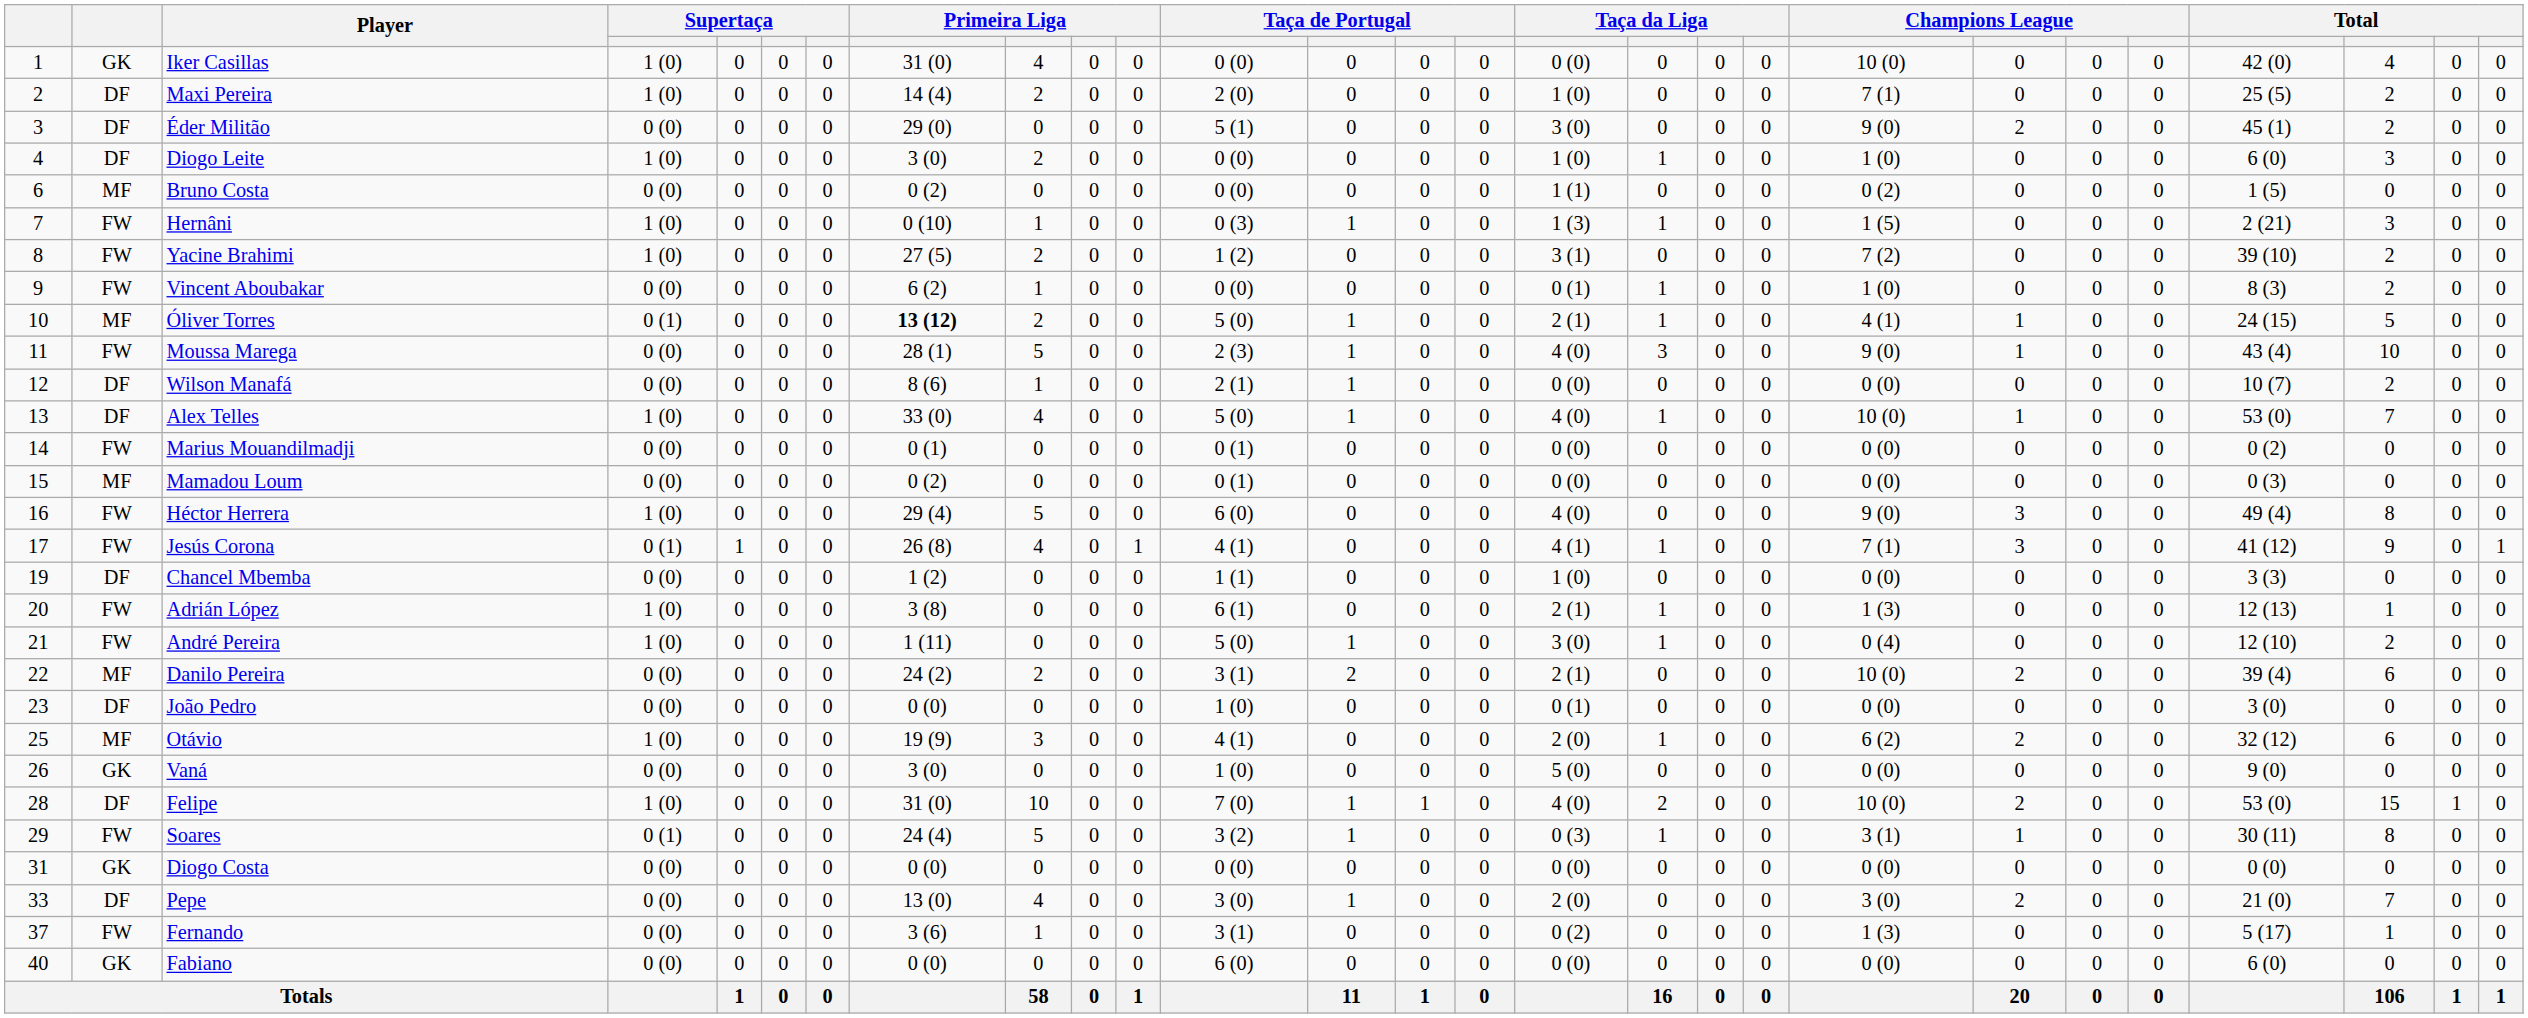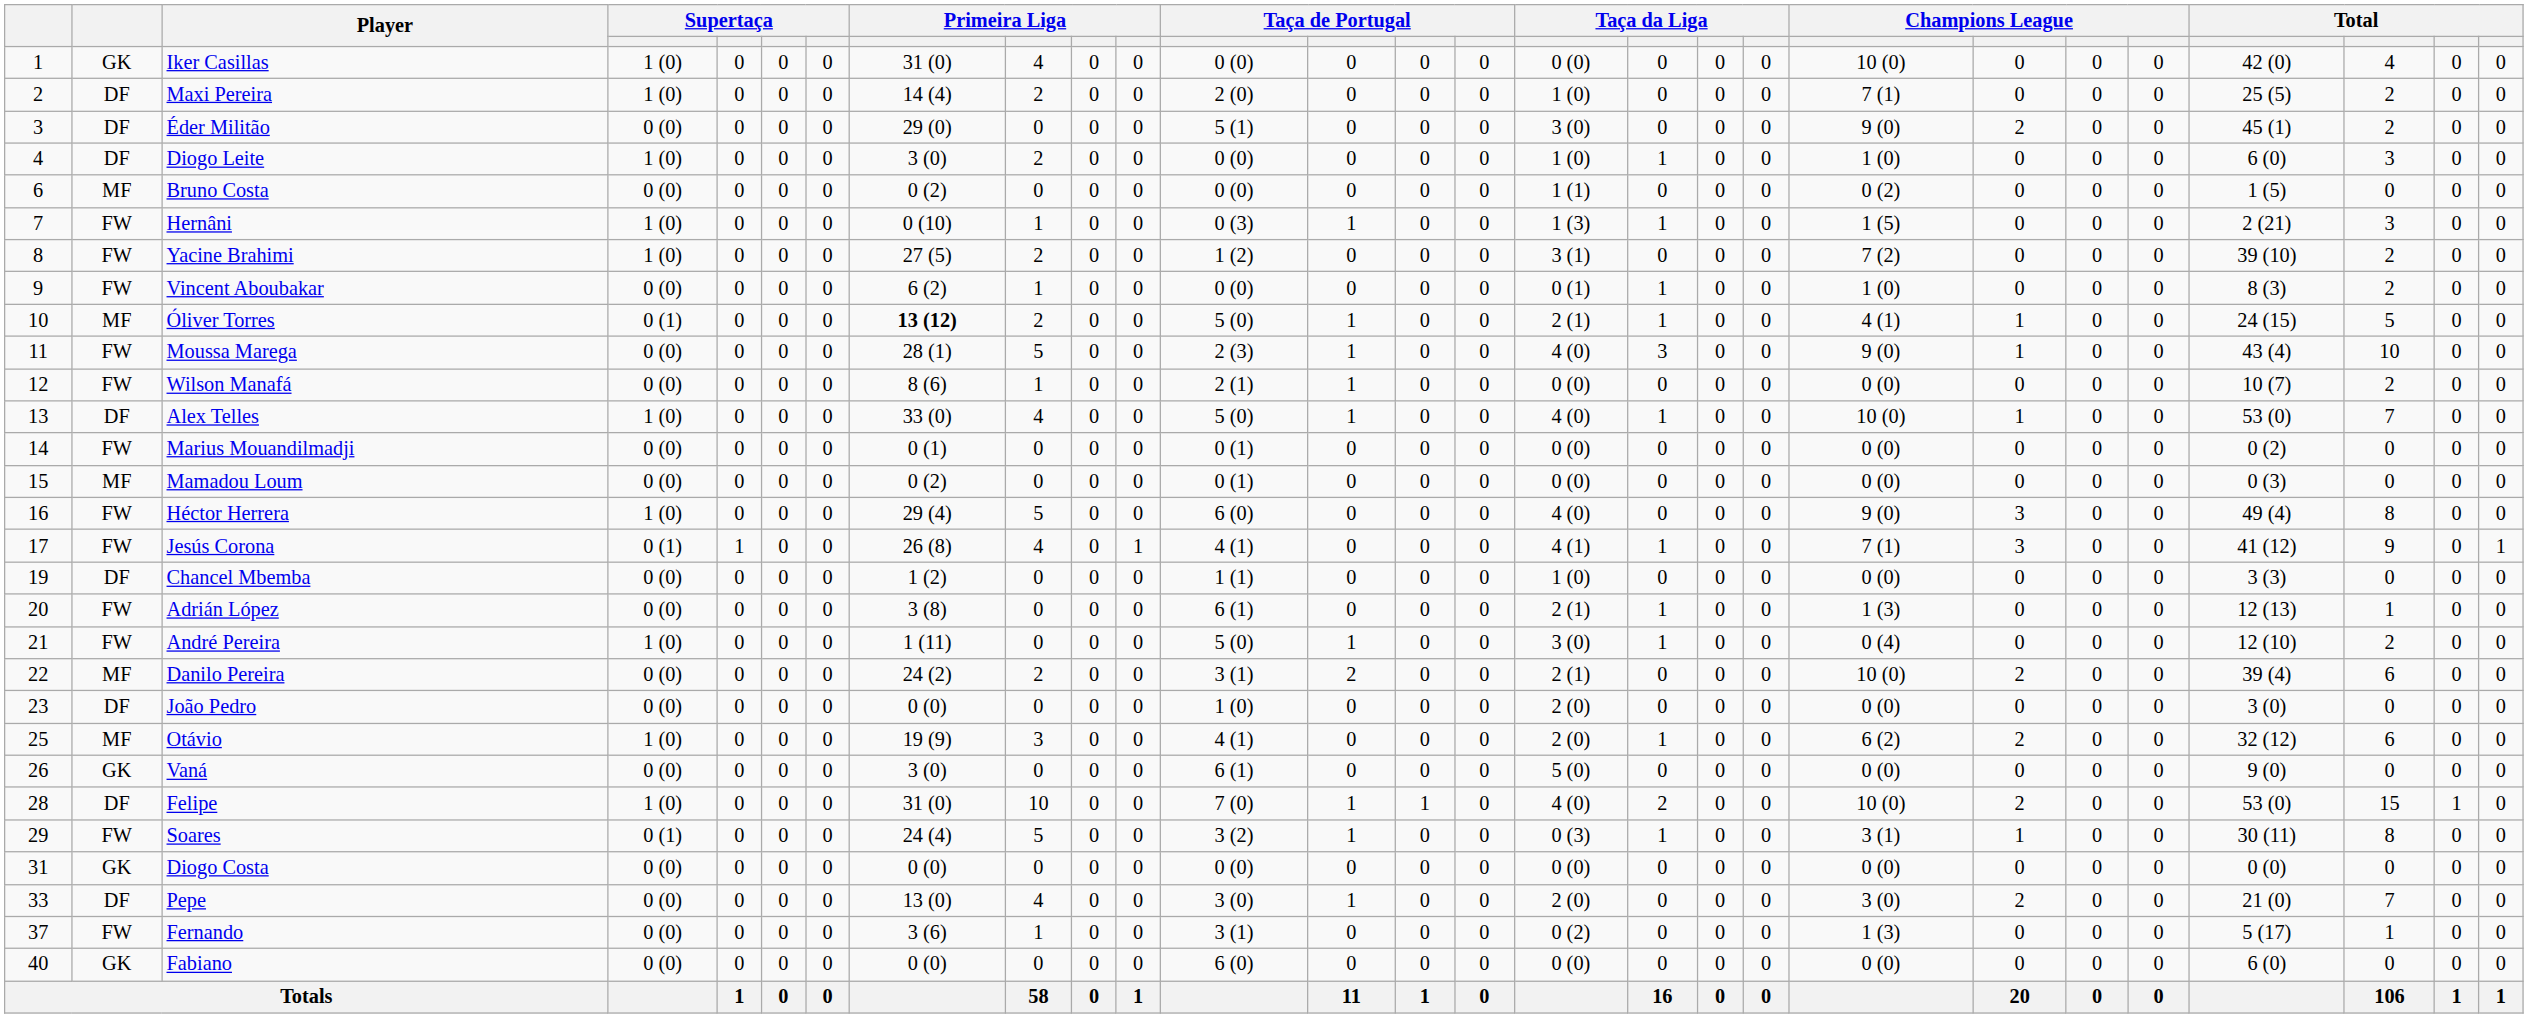(117, 384) DF -> (117, 384) FW
(663, 610) 1 (0) -> (663, 610) 0 (0)
(1571, 706) 0 (1) -> (1571, 706) 2 (0)
(1234, 771) 1 (0) -> (1234, 771) 6 (1)
